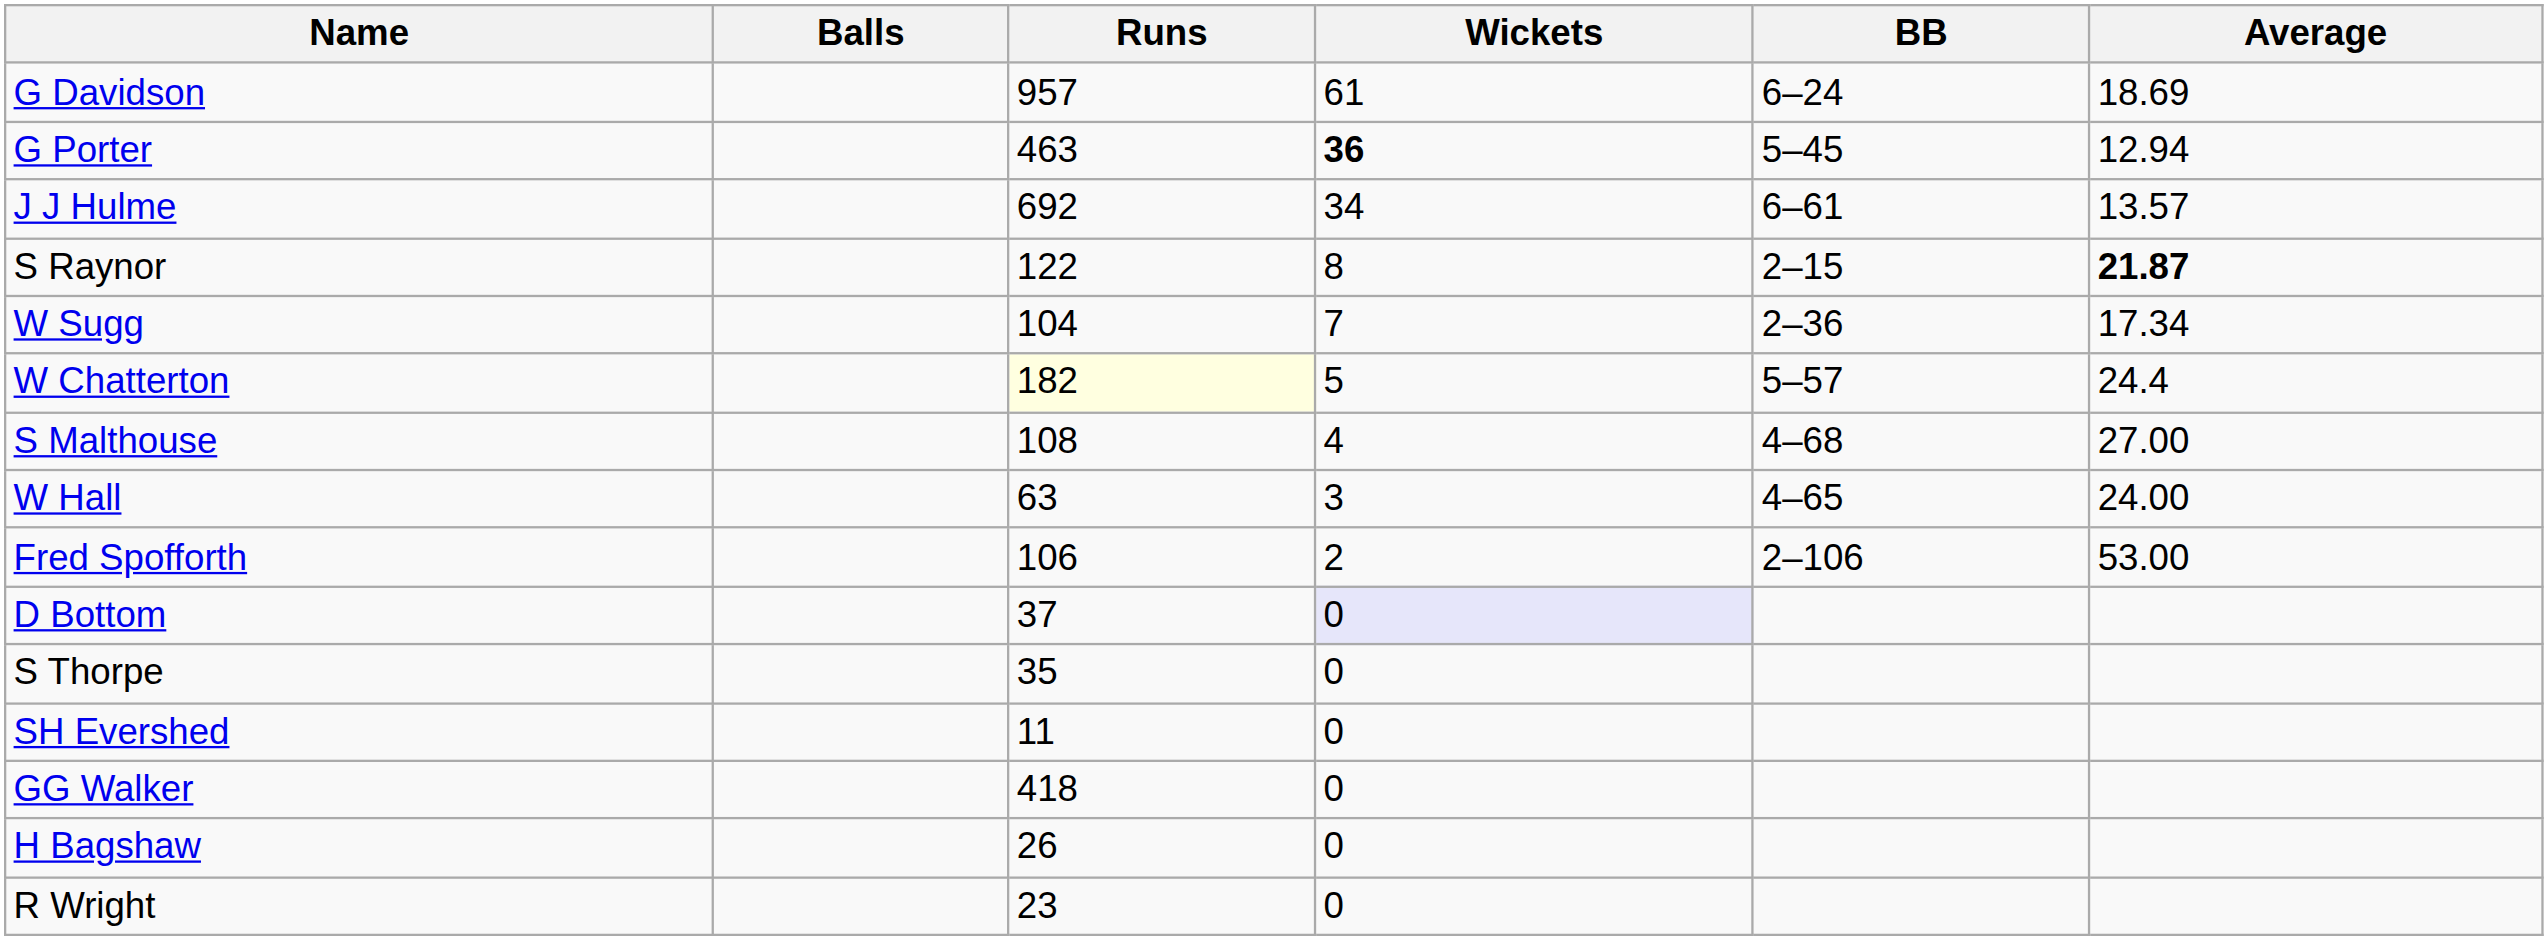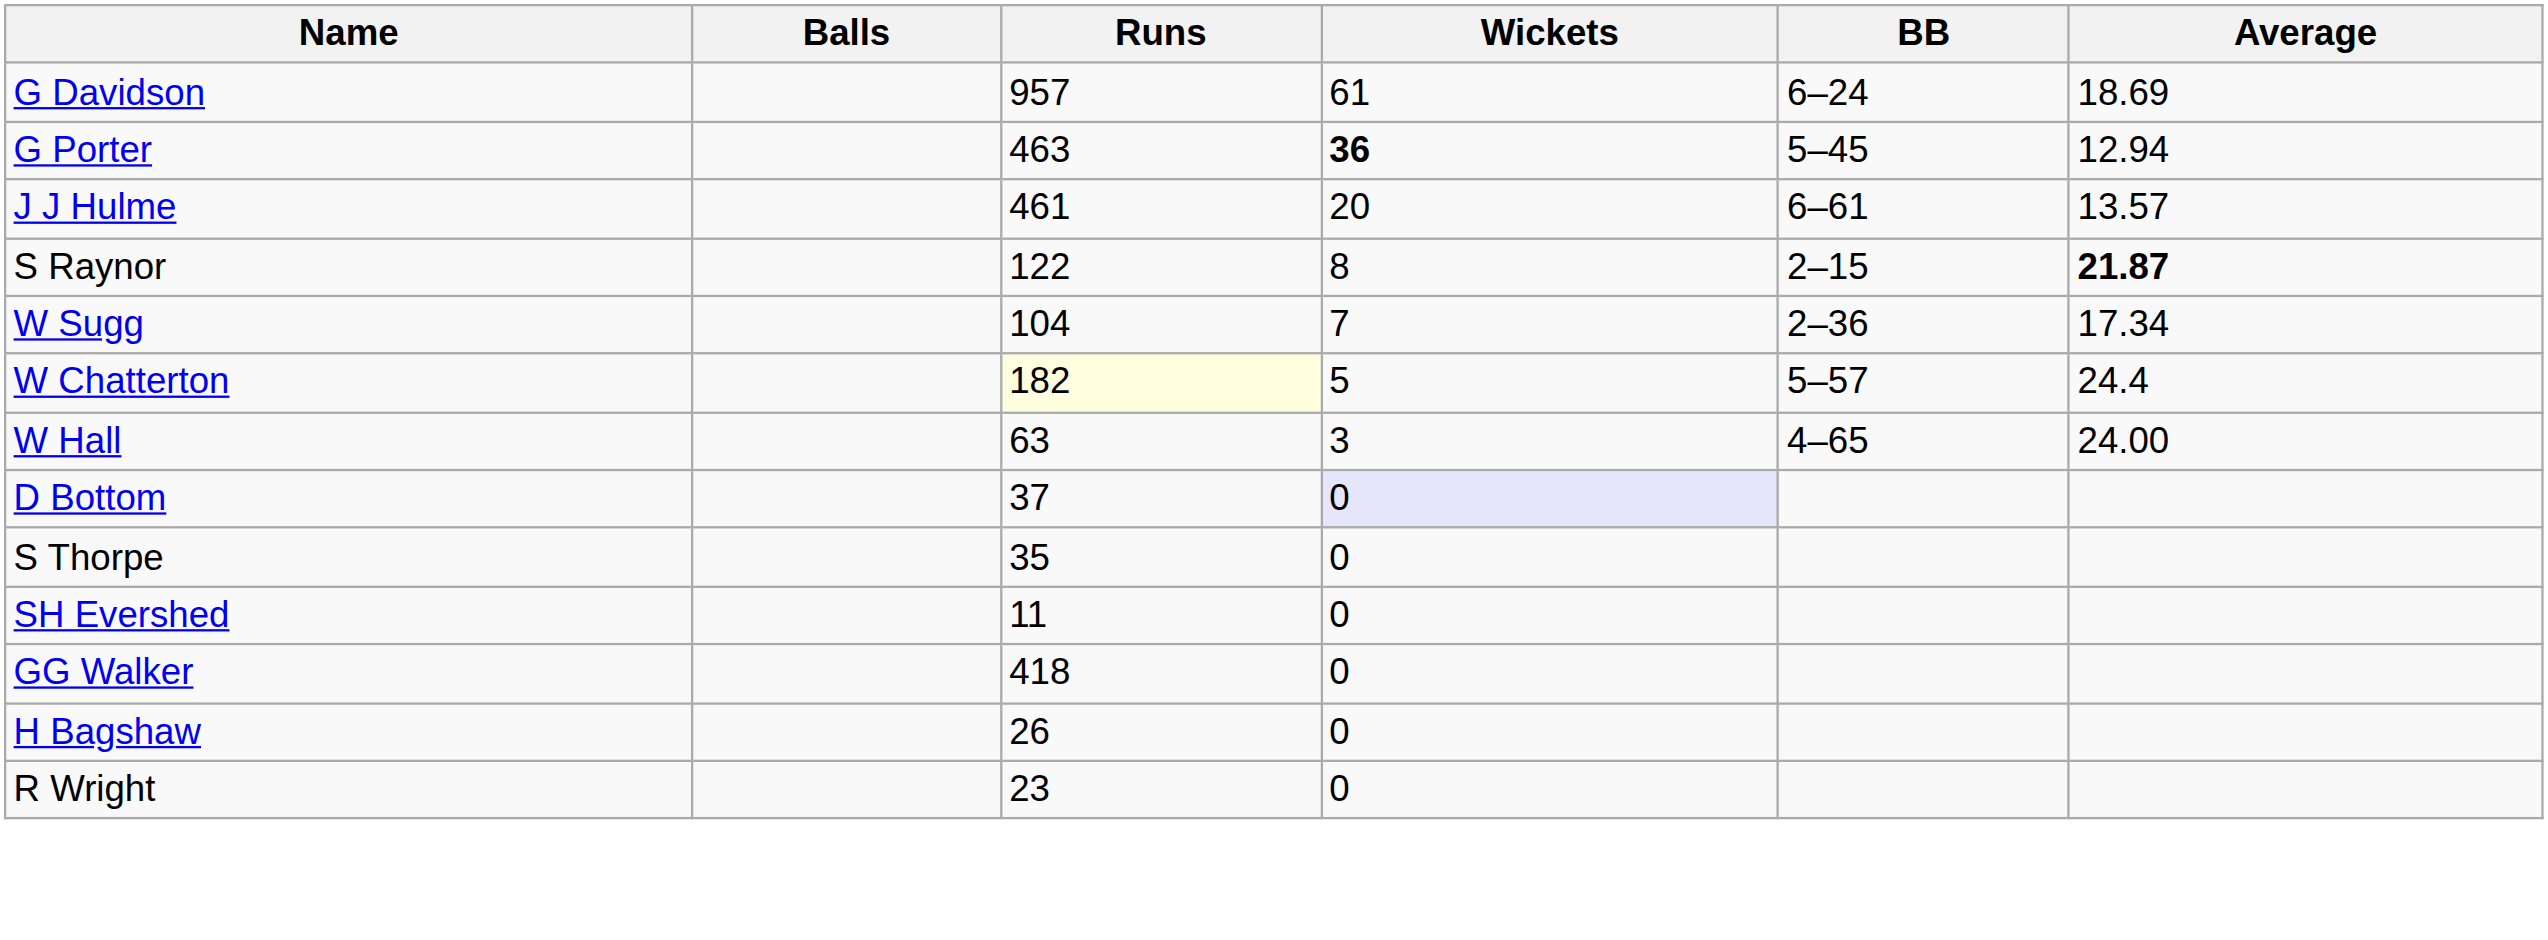(1047, 207) 692 -> (1040, 207) 461
(1344, 207) 34 -> (1350, 207) 20
- row: (115, 440)
- row: (130, 556)
